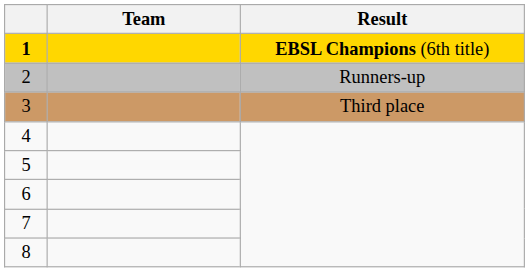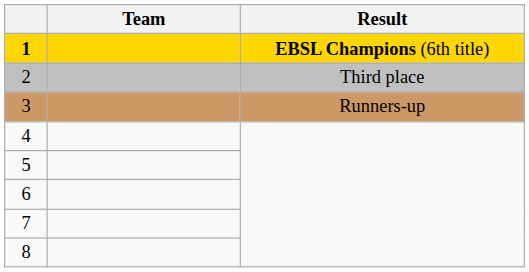(382, 77) Runners-up -> (382, 77) Third place
(382, 106) Third place -> (382, 106) Runners-up
